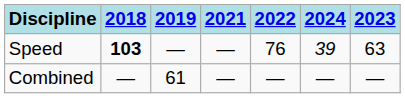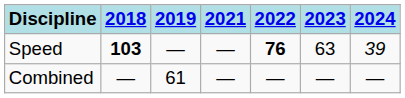columns swapped: (375, 19) <-> (325, 19)
(275, 48) normal -> (275, 48) bold
